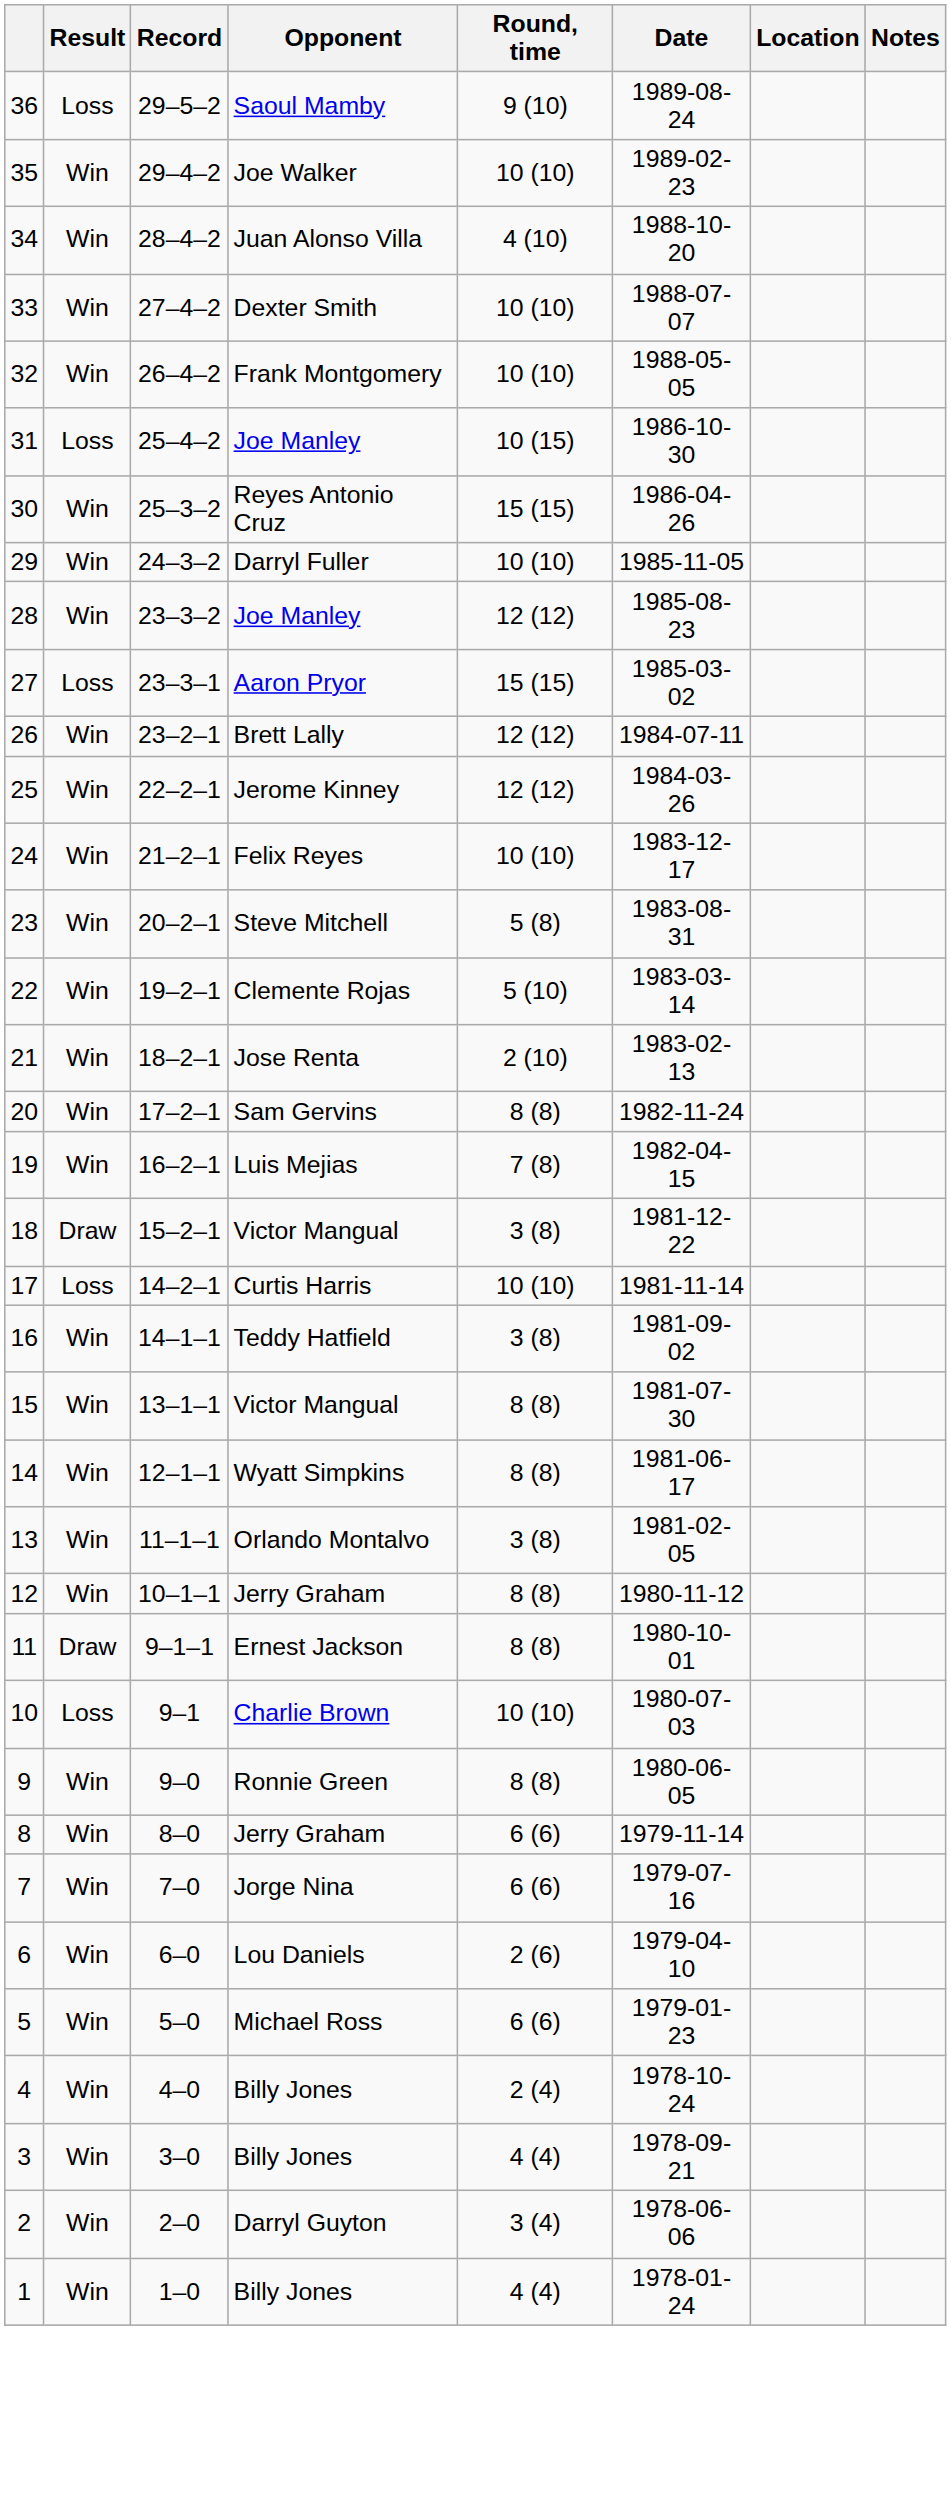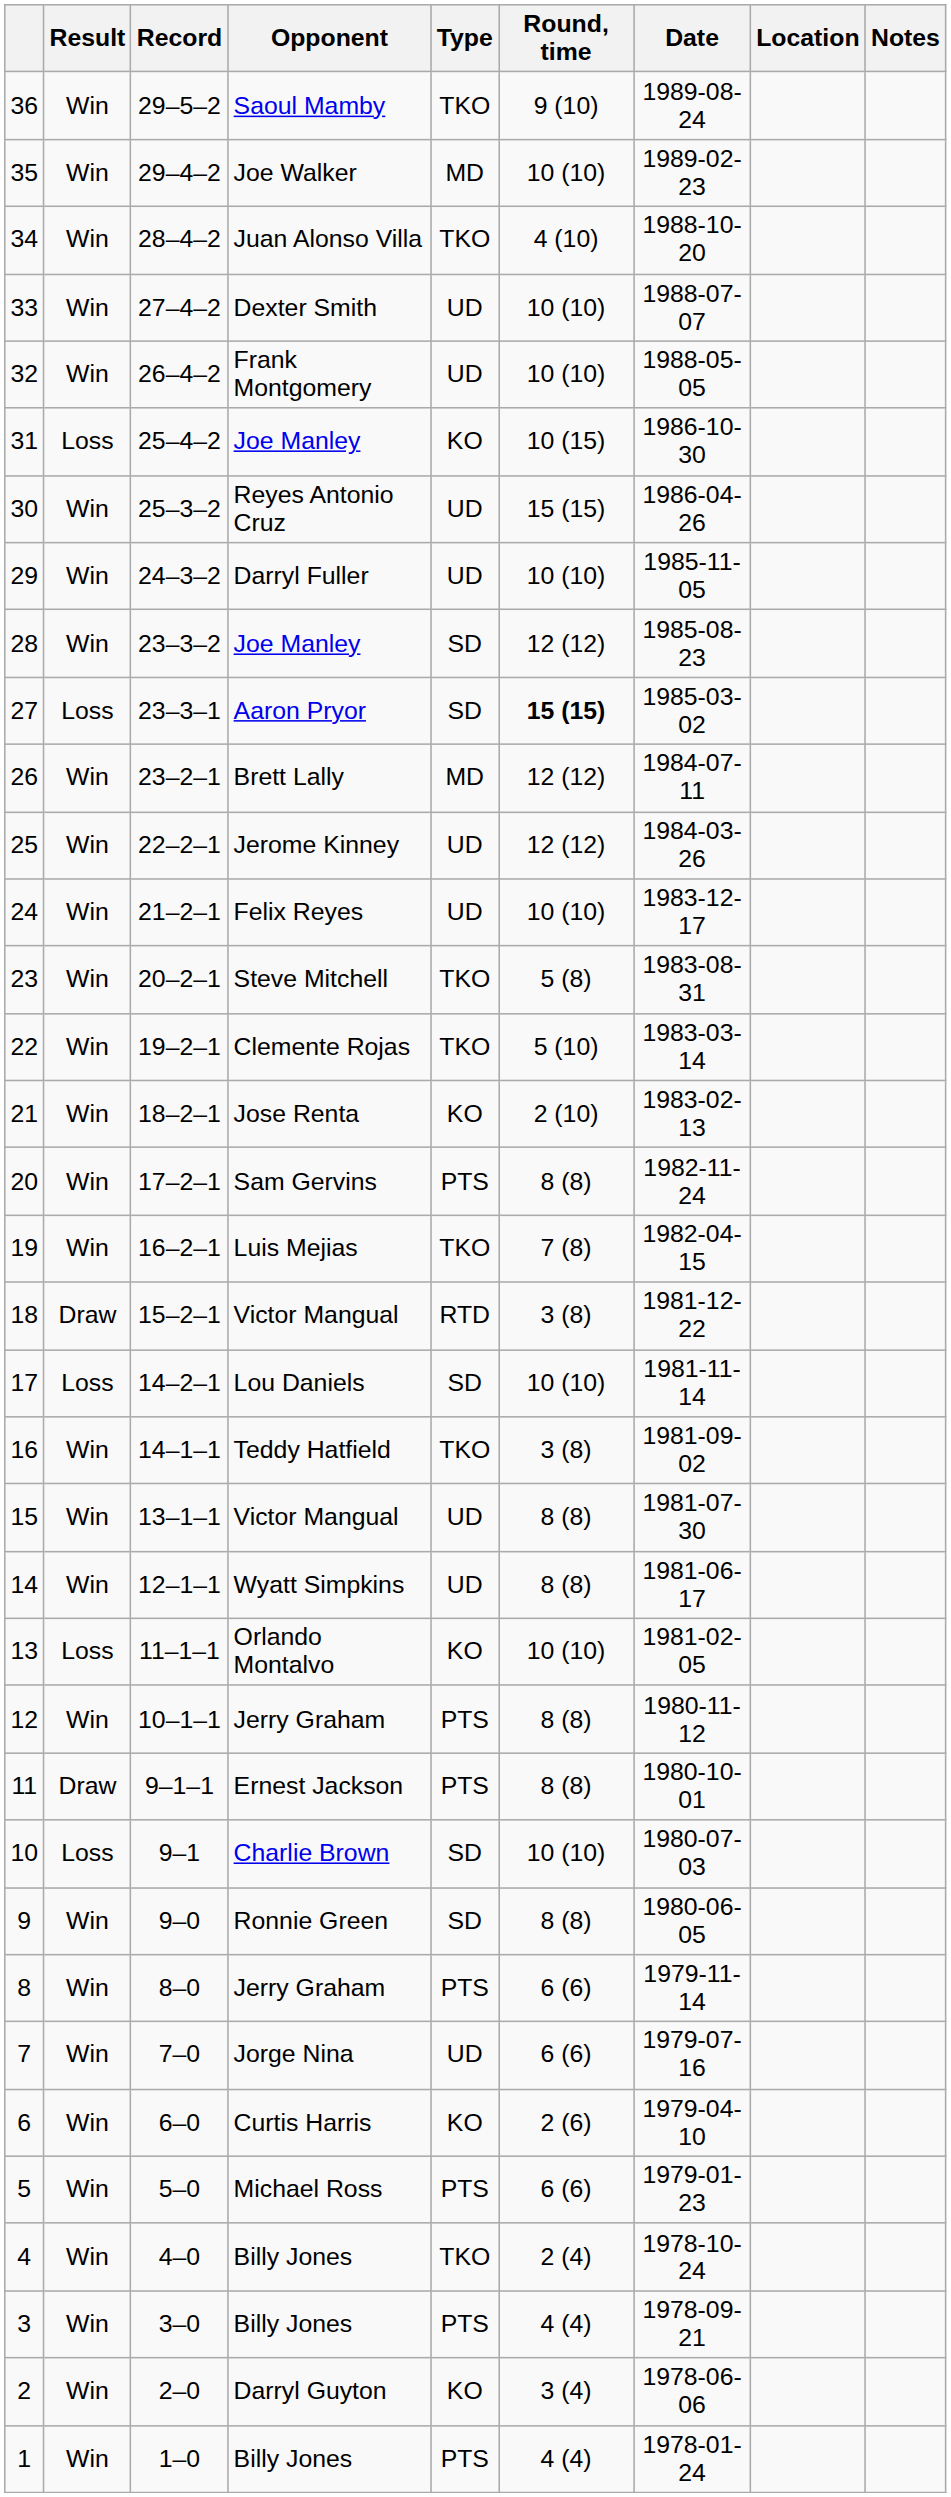+ column: (465, 38)
(87, 105) Loss -> (87, 105) Win
(535, 682) normal -> (566, 710) bold
(303, 1285) Curtis Harris -> (299, 1382) Lou Daniels
(87, 1540) Win -> (87, 1651) Loss
(535, 1540) 3 (8) -> (566, 1651) 10 (10)
(299, 1954) Lou Daniels -> (303, 2122) Curtis Harris
